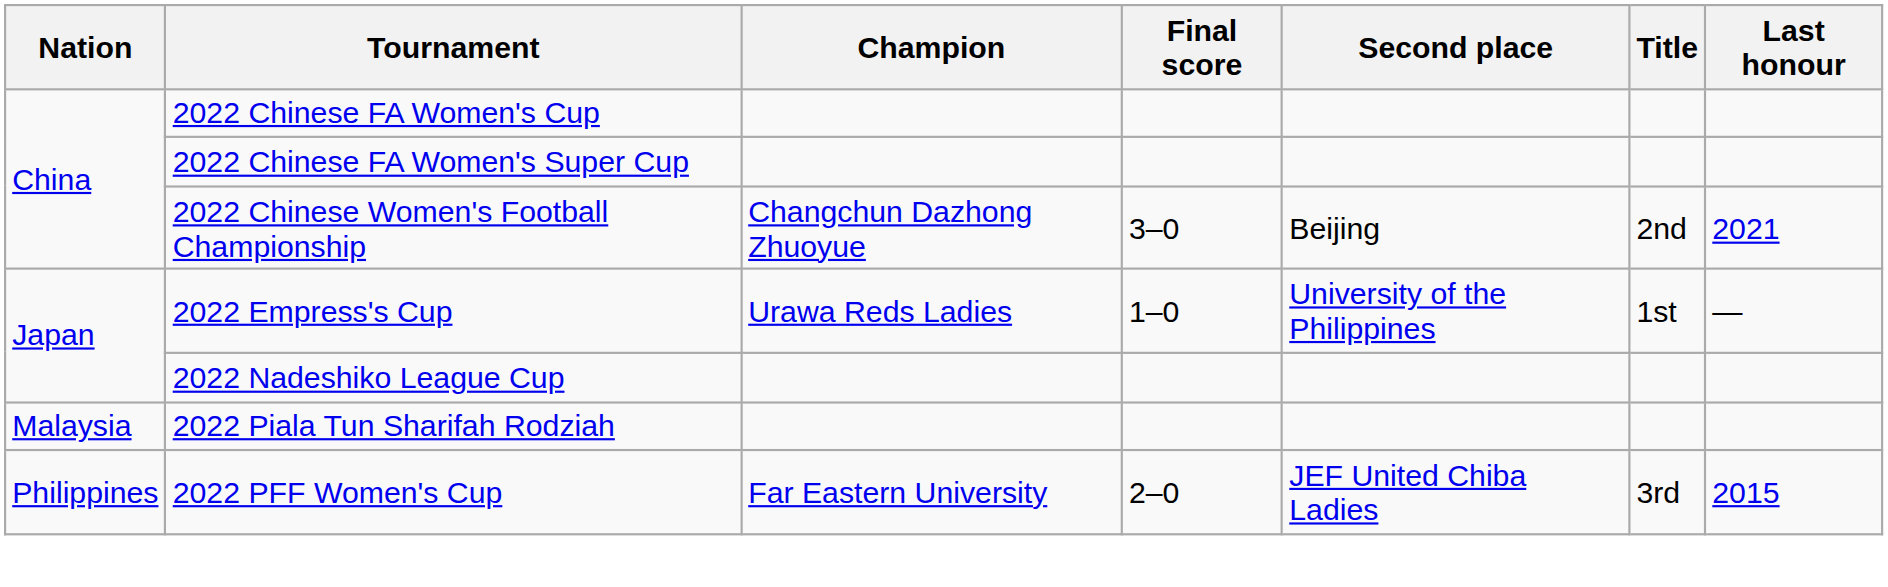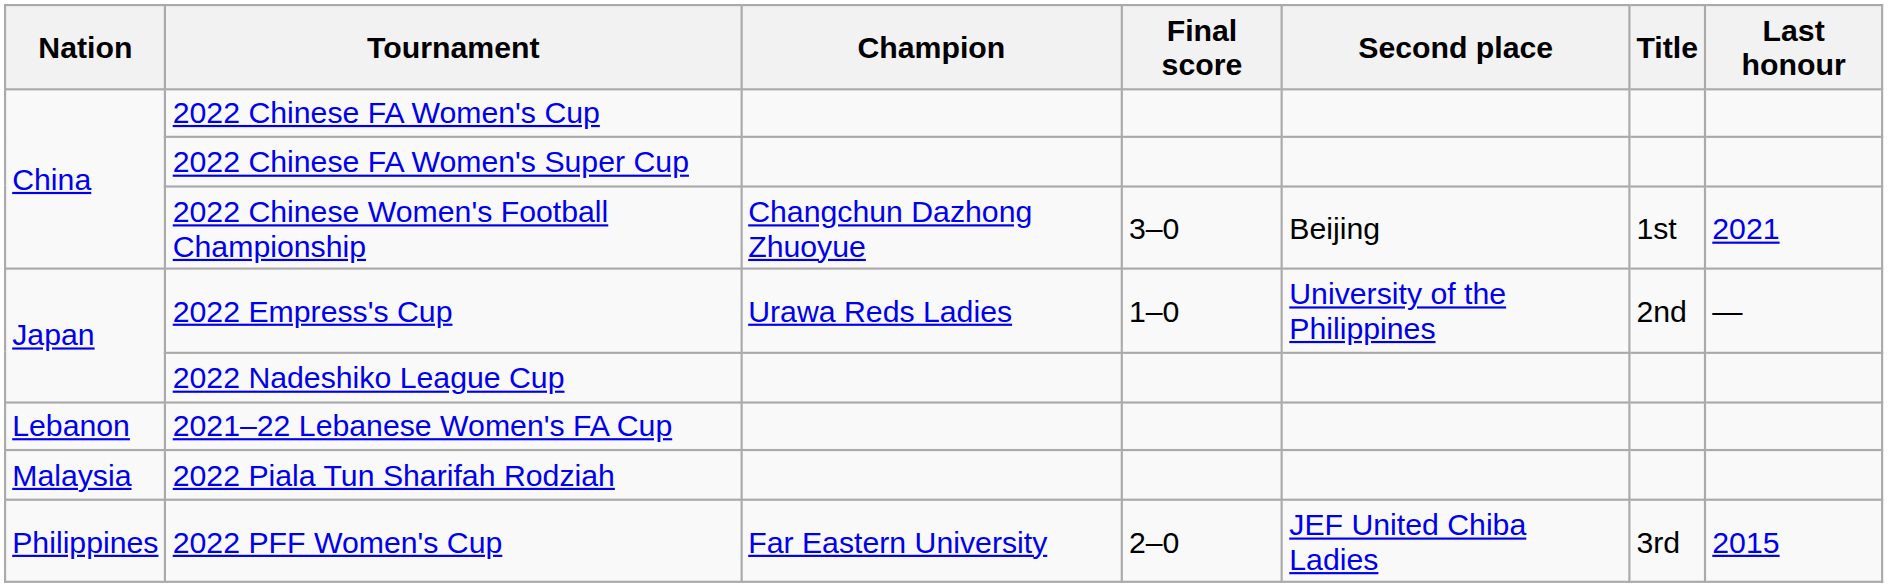(1662, 228) 2nd -> (1657, 228) 1st
(1657, 311) 1st -> (1662, 311) 2nd
+ row: (422, 426)
